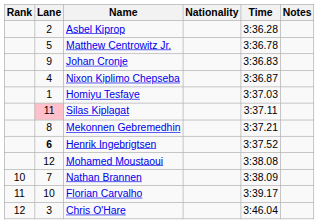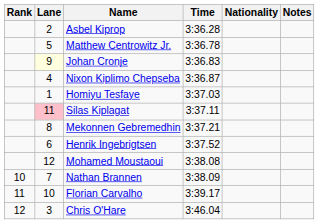columns swapped: (212, 12) <-> (261, 12)
(49, 62) no background -> (49, 62) lightyellow background
(49, 144) bold -> (49, 144) normal
